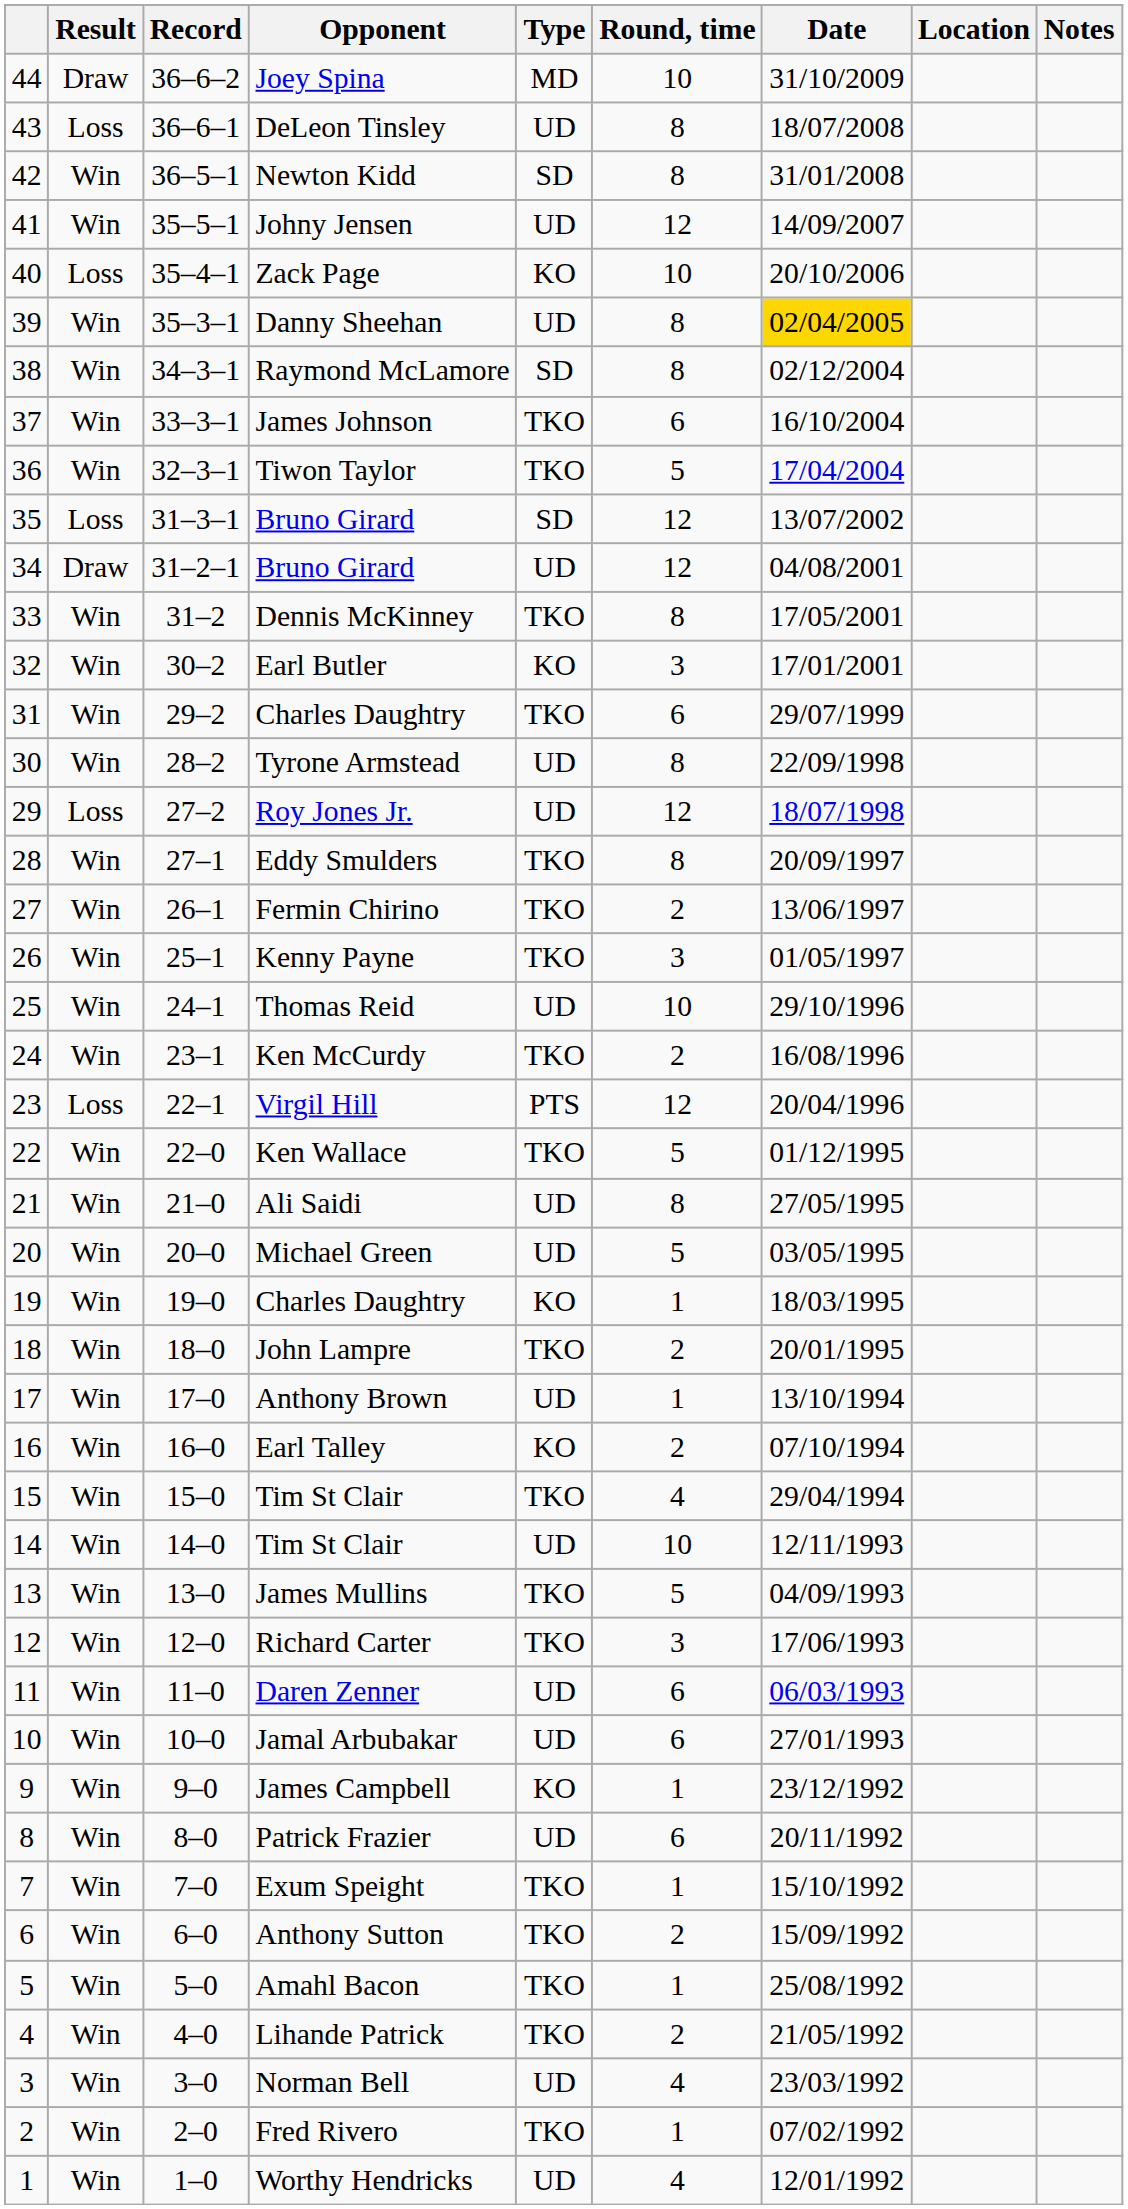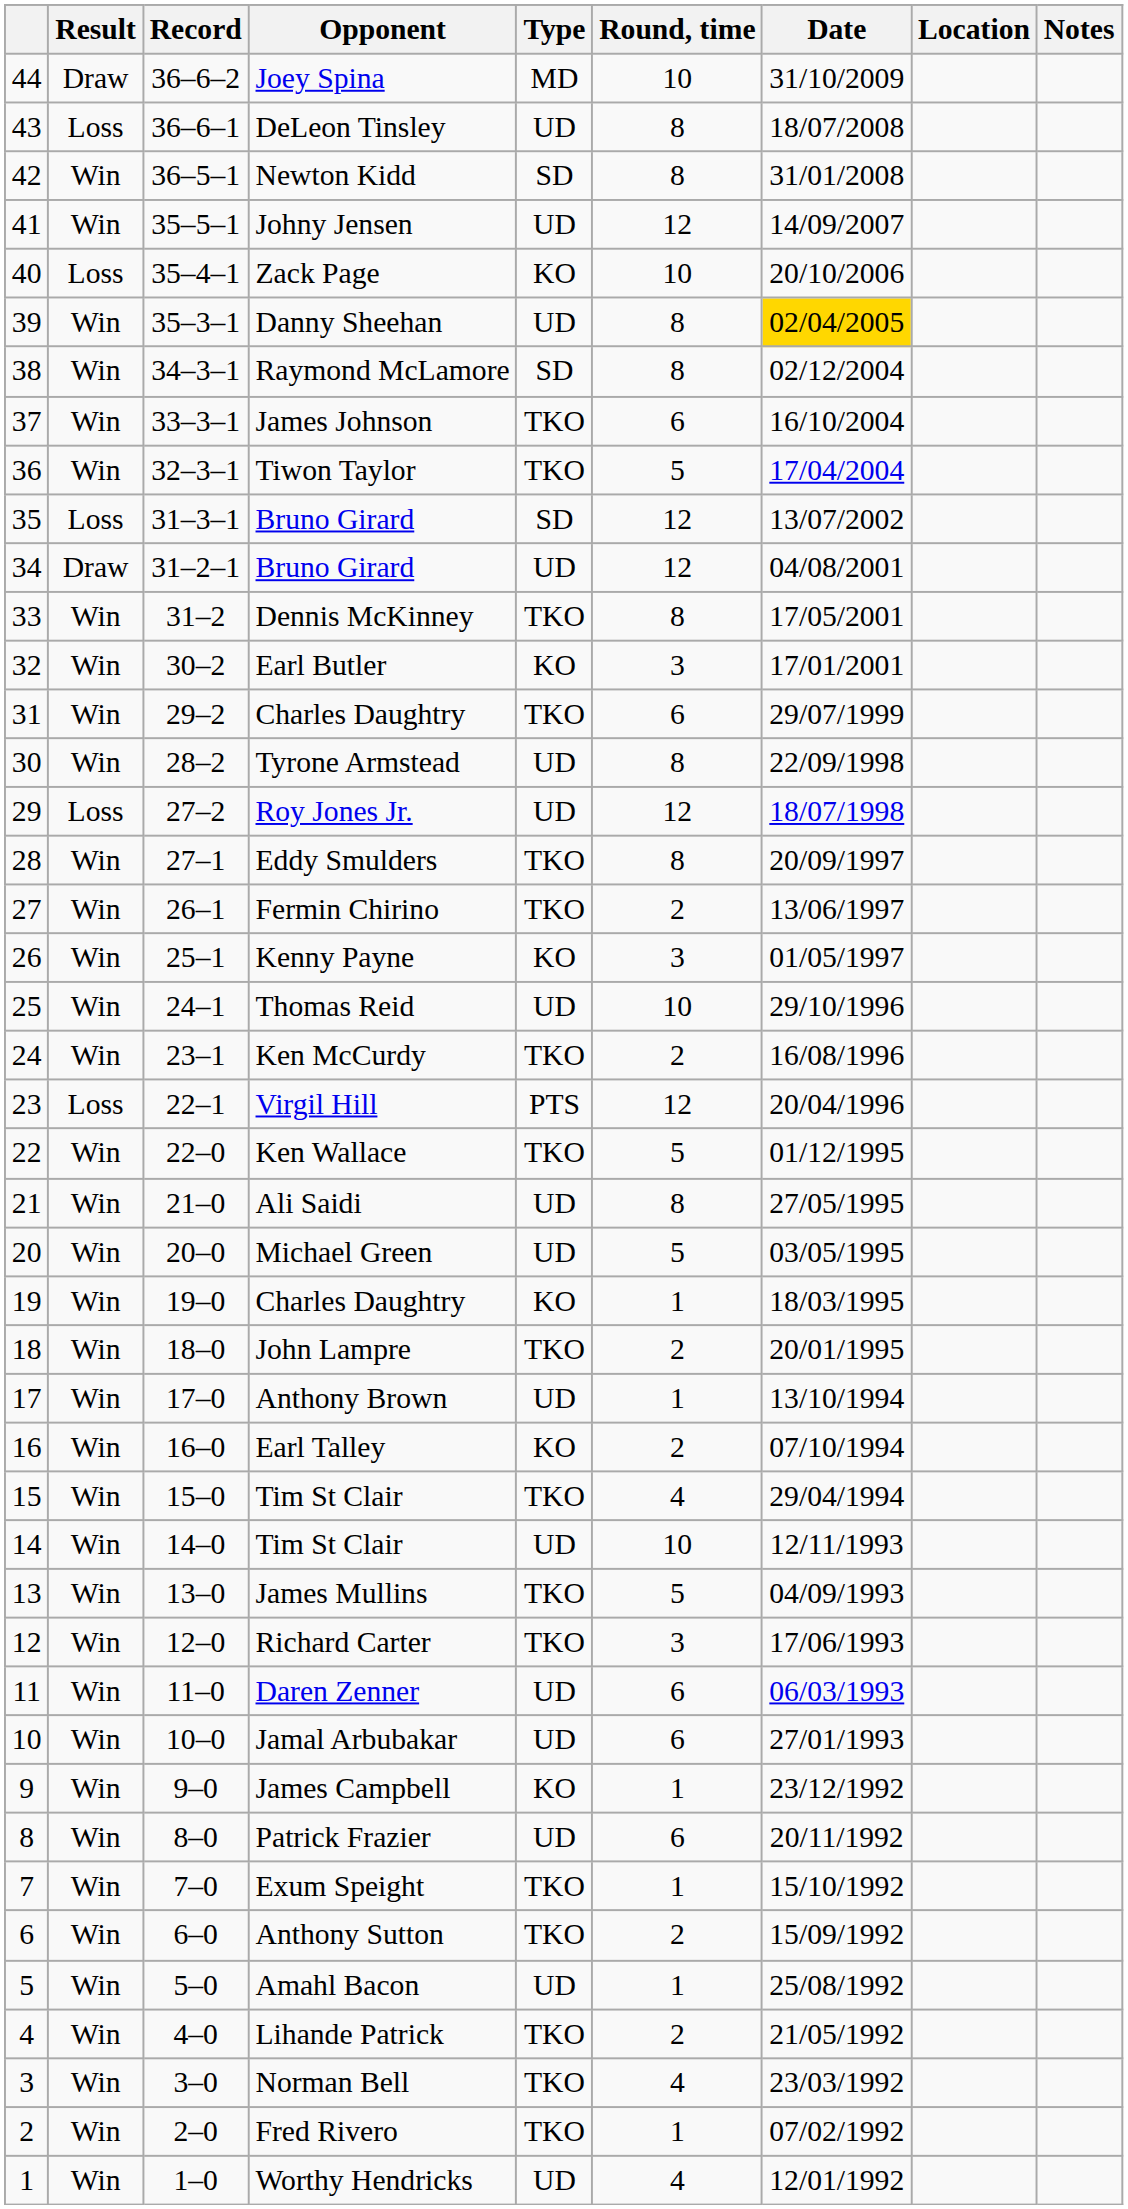(554, 957) TKO -> (554, 957) KO
(554, 1983) TKO -> (554, 1983) UD
(554, 2081) UD -> (554, 2081) TKO
